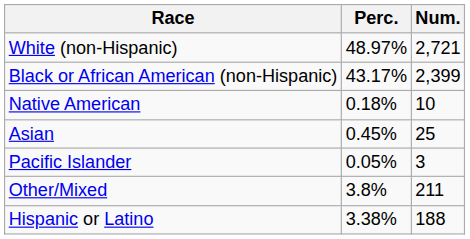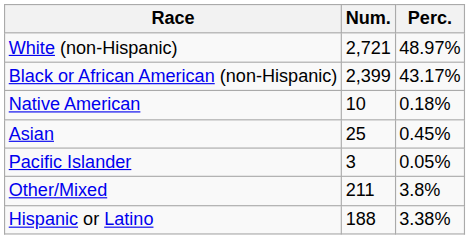columns swapped: (438, 18) <-> (376, 18)
